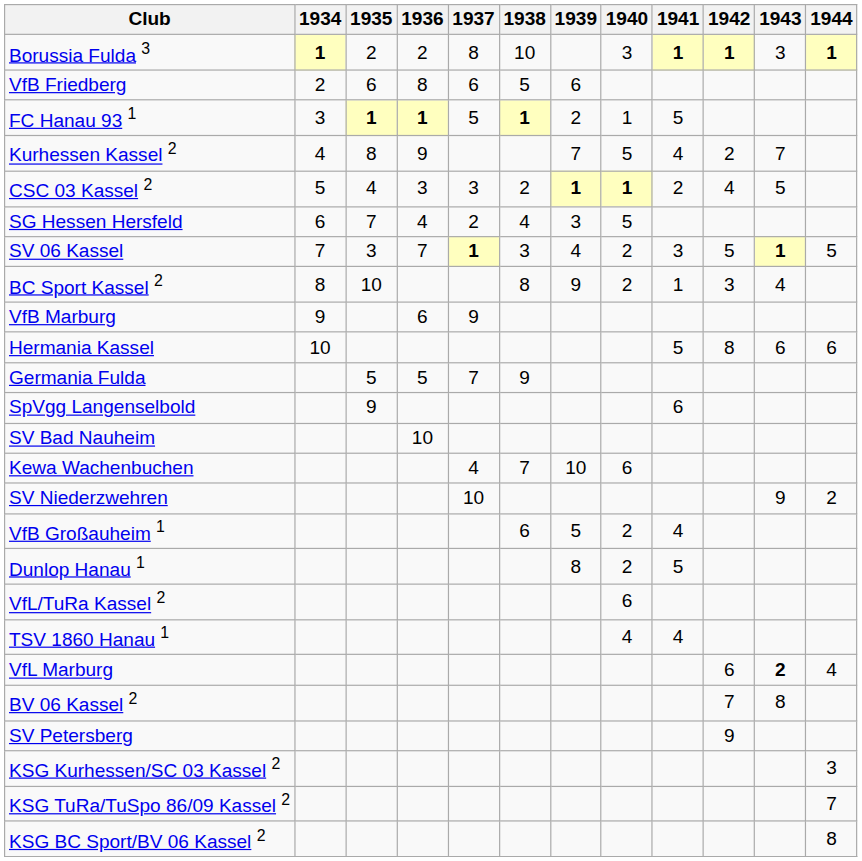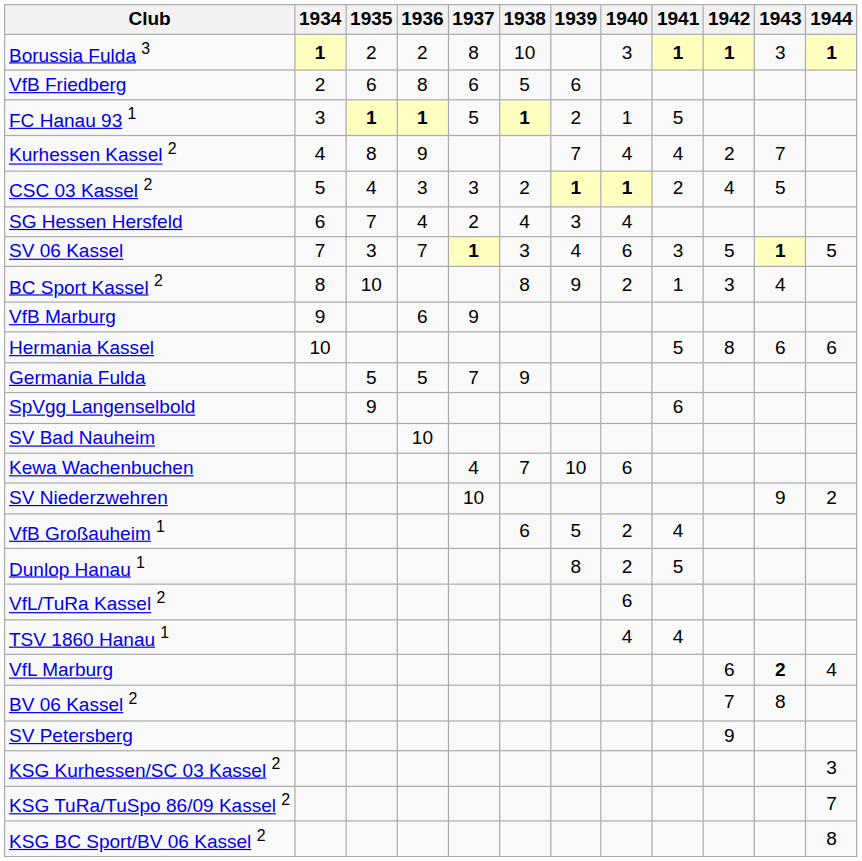(627, 153) 5 -> (627, 153) 4
(627, 221) 5 -> (627, 221) 4
(627, 251) 2 -> (627, 251) 6
